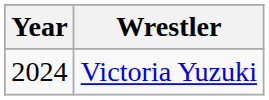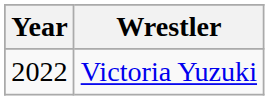(40, 71) 2024 -> (40, 71) 2022
